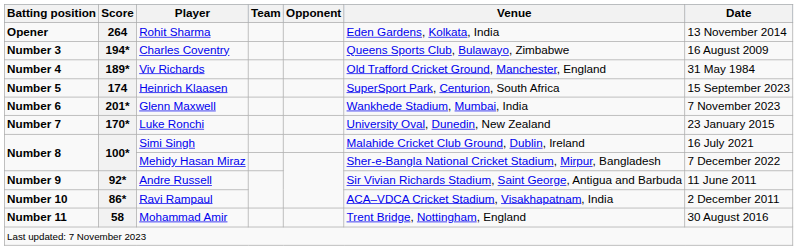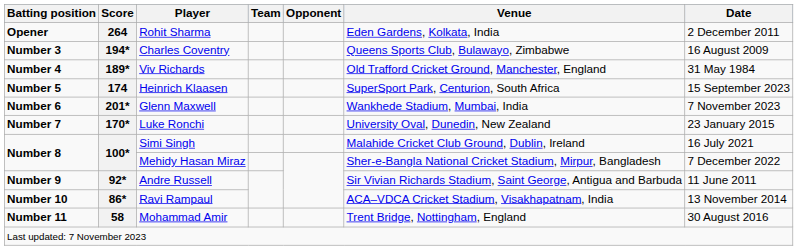(737, 32) 13 November 2014 -> (733, 32) 2 December 2011
(733, 198) 2 December 2011 -> (737, 198) 13 November 2014
